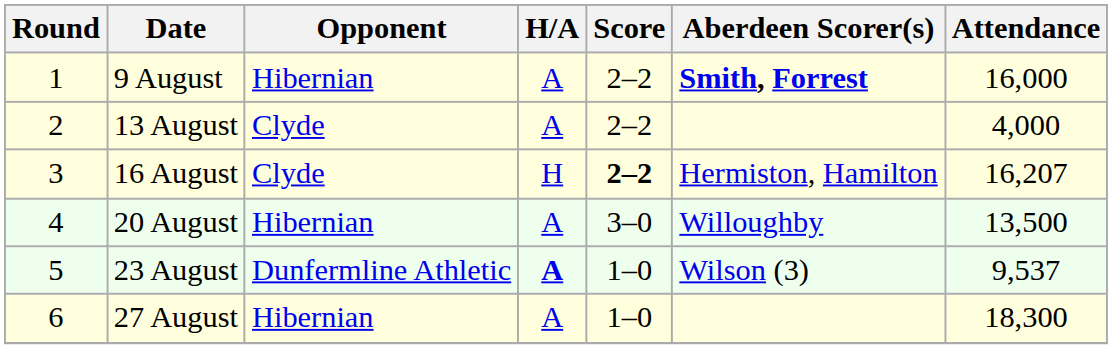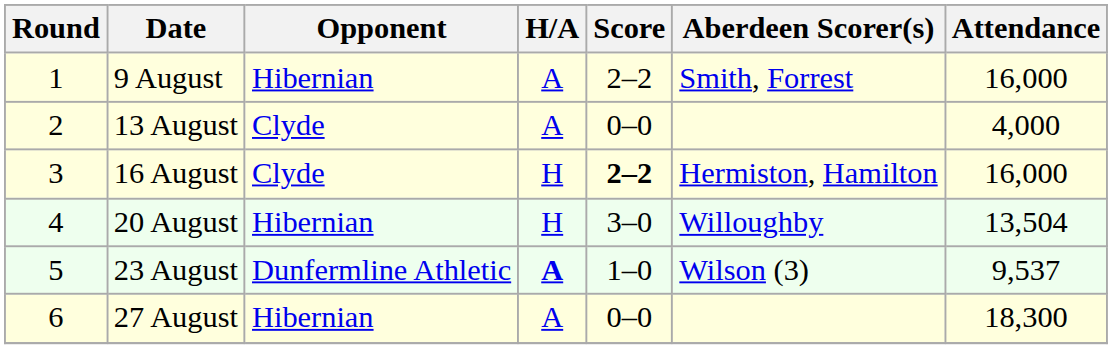(774, 76) bold -> (766, 76) normal
(629, 125) 2–2 -> (629, 125) 0–0
(1026, 173) 16,207 -> (1026, 173) 16,000
(552, 221) A -> (552, 221) H
(1026, 221) 13,500 -> (1026, 221) 13,504
(629, 317) 1–0 -> (629, 317) 0–0
